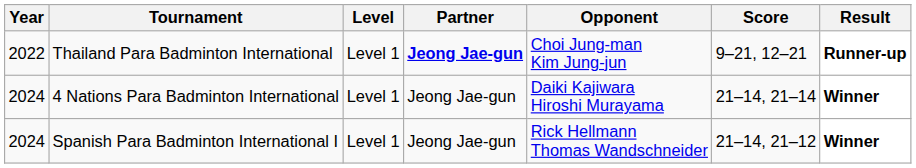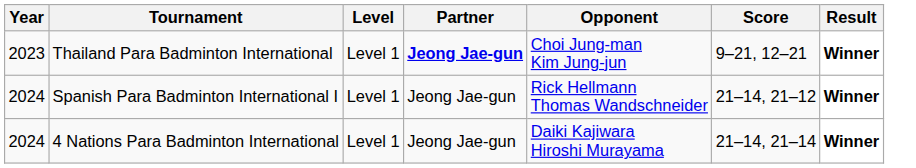(27, 53) 2022 -> (27, 53) 2023
(865, 53) Runner-up -> (851, 53) Winner
rows swapped: (195, 141) <-> (196, 97)
